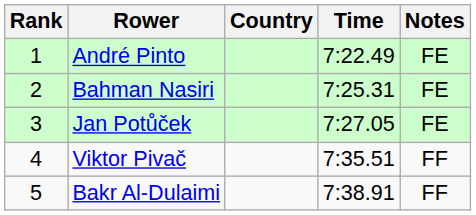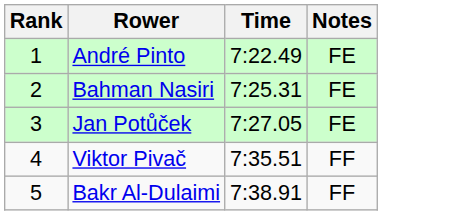- column: (271, 21)
